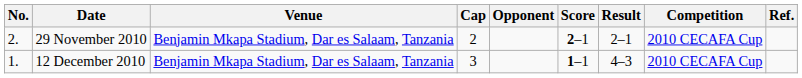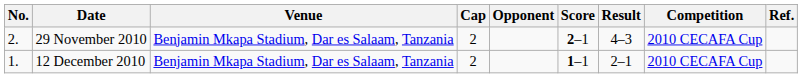(621, 38) 2–1 -> (621, 38) 4–3
(473, 61) 3 -> (473, 61) 2
(621, 61) 4–3 -> (621, 61) 2–1
